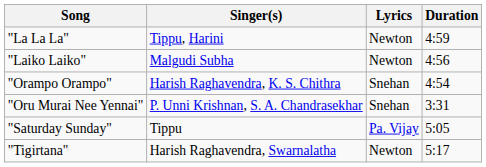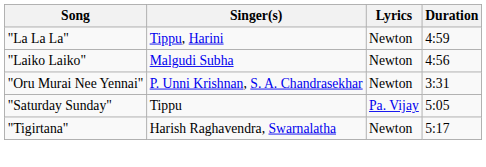- row: (60, 83)
(389, 106) Snehan -> (391, 83) Newton
